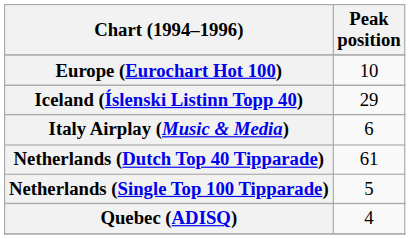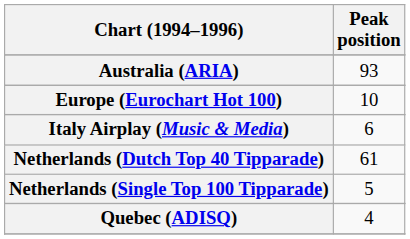+ row: (169, 70)
- row: (169, 99)
